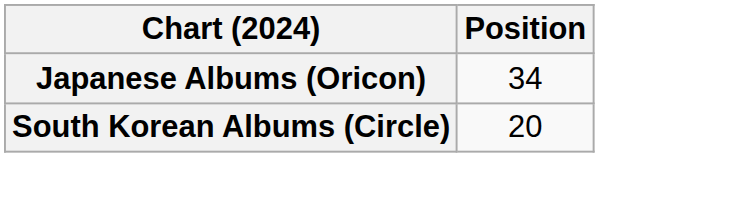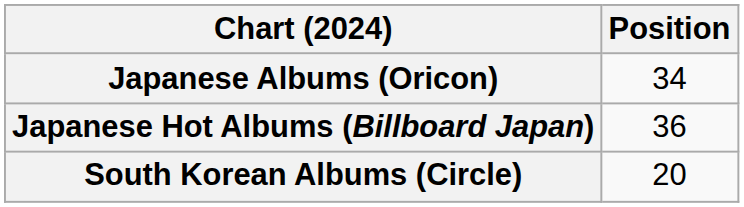+ row: (303, 126)
